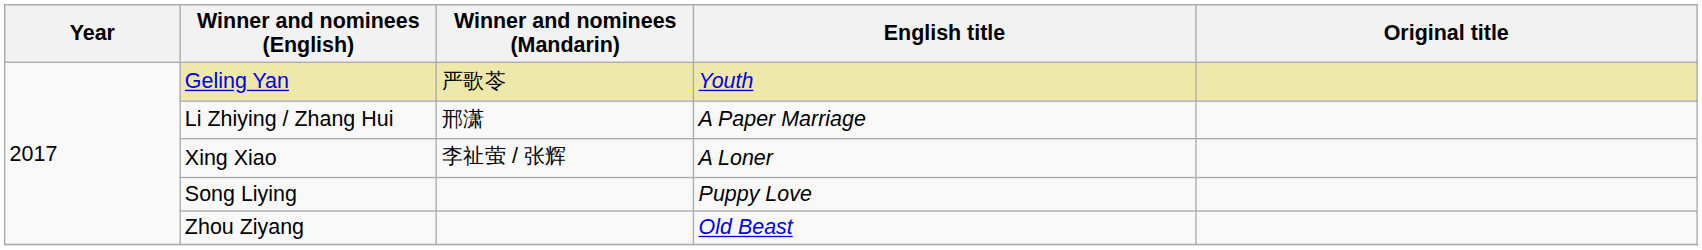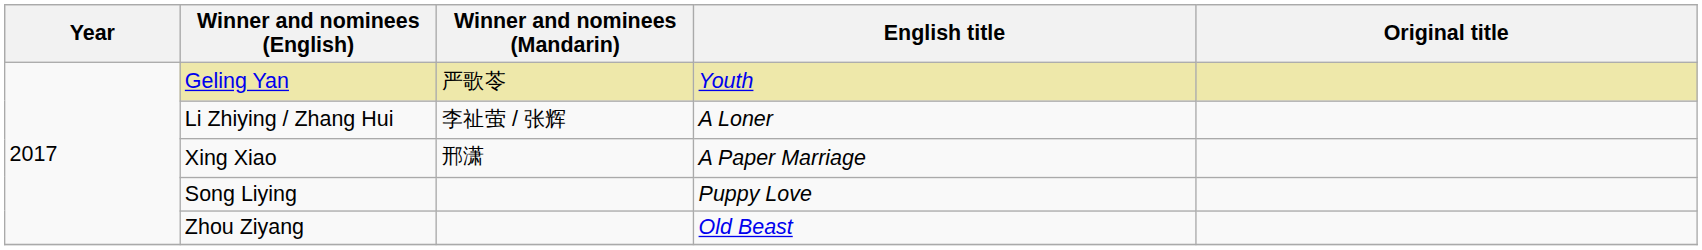(463, 118) 邢潇 -> (504, 118) 李祉萤 / 张辉
(782, 119) A Paper Marriage -> (736, 119) A Loner
(504, 157) 李祉萤 / 张辉 -> (463, 157) 邢潇
(736, 157) A Loner -> (782, 157) A Paper Marriage
